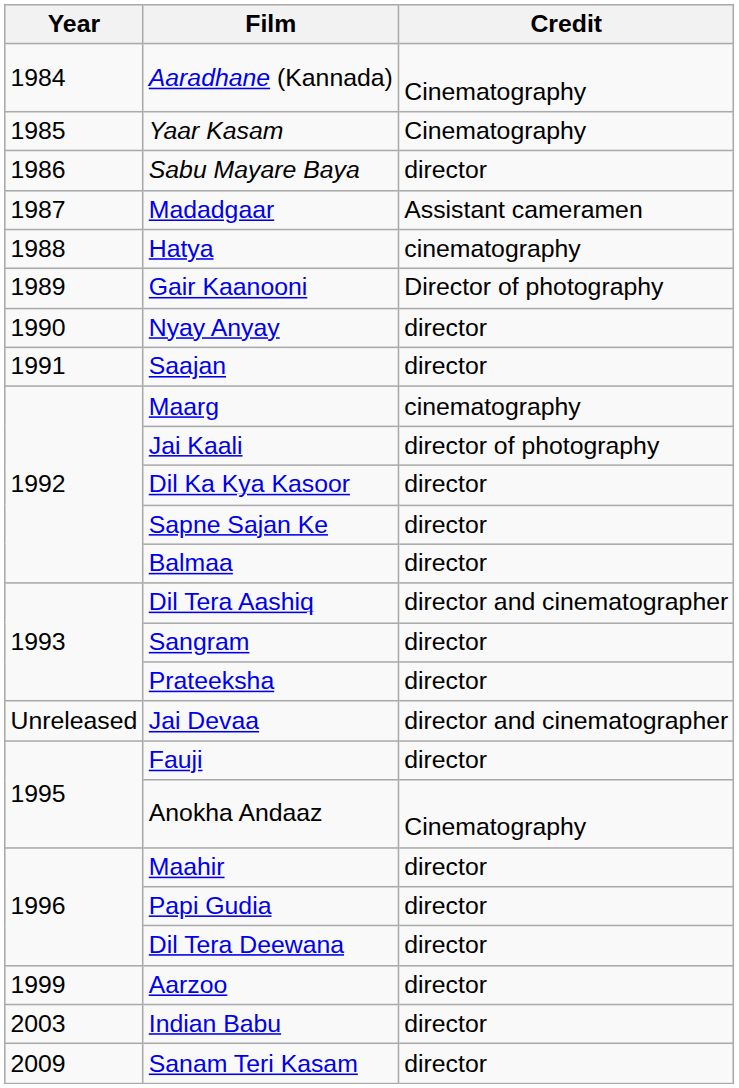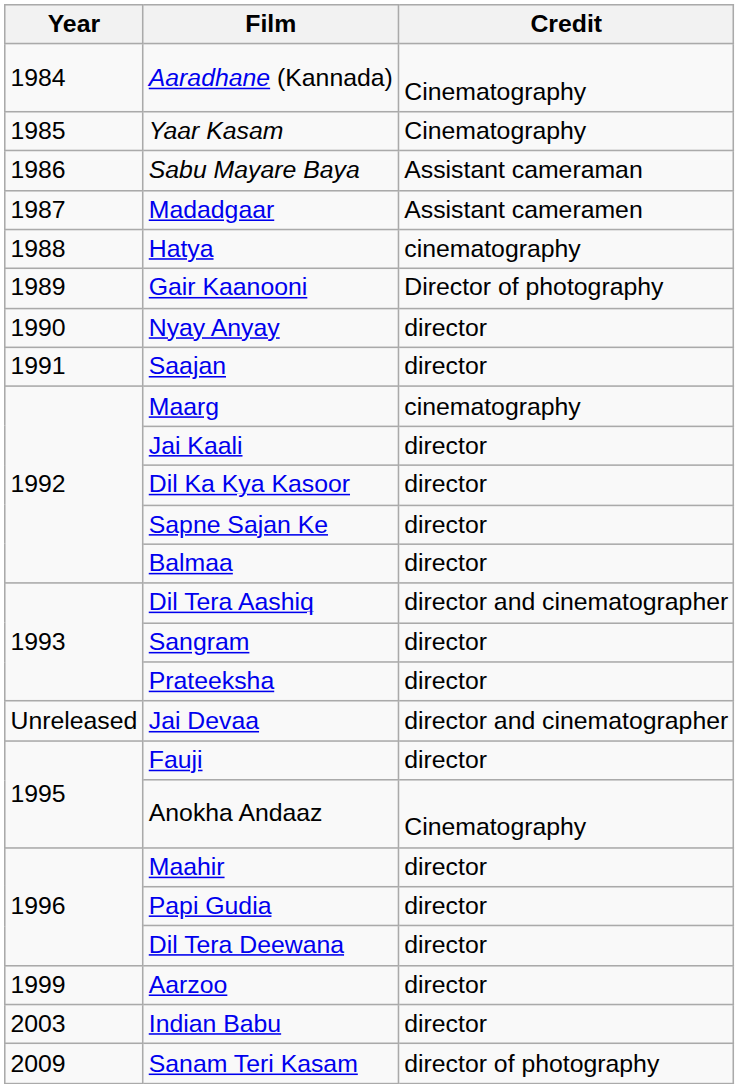(446, 170) director -> (523, 170) Assistant cameraman
(532, 445) director of photography -> (446, 445) director
(446, 1063) director -> (532, 1063) director of photography
